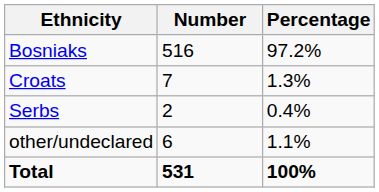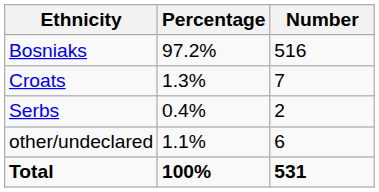columns swapped: (210, 19) <-> (319, 19)
